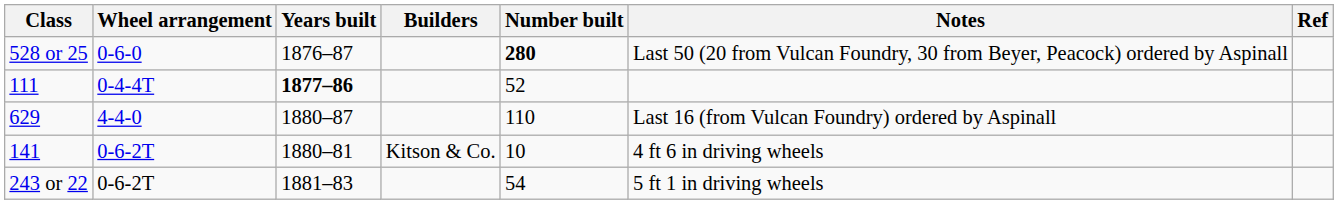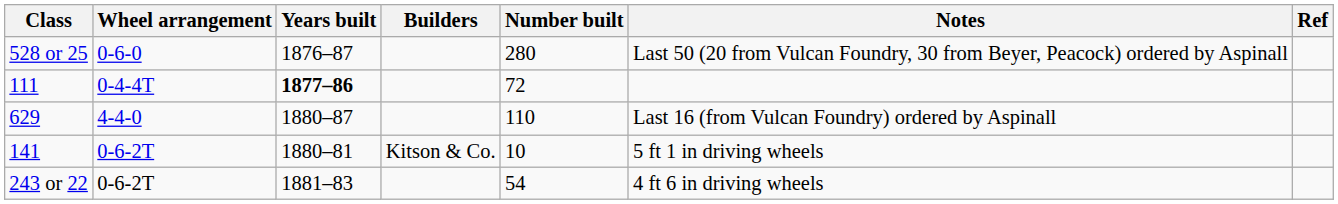(520, 53) bold -> (520, 53) normal
(515, 85) 52 -> (515, 85) 72
(728, 150) 4 ft 6 in driving wheels -> (728, 150) 5 ft 1 in driving wheels
(728, 183) 5 ft 1 in driving wheels -> (728, 183) 4 ft 6 in driving wheels
